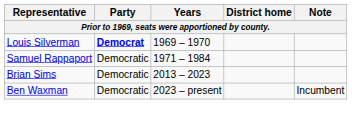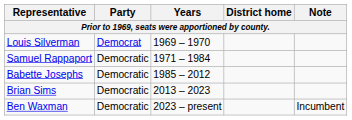(120, 42) bold -> (119, 42) normal
+ row: (45, 74)
